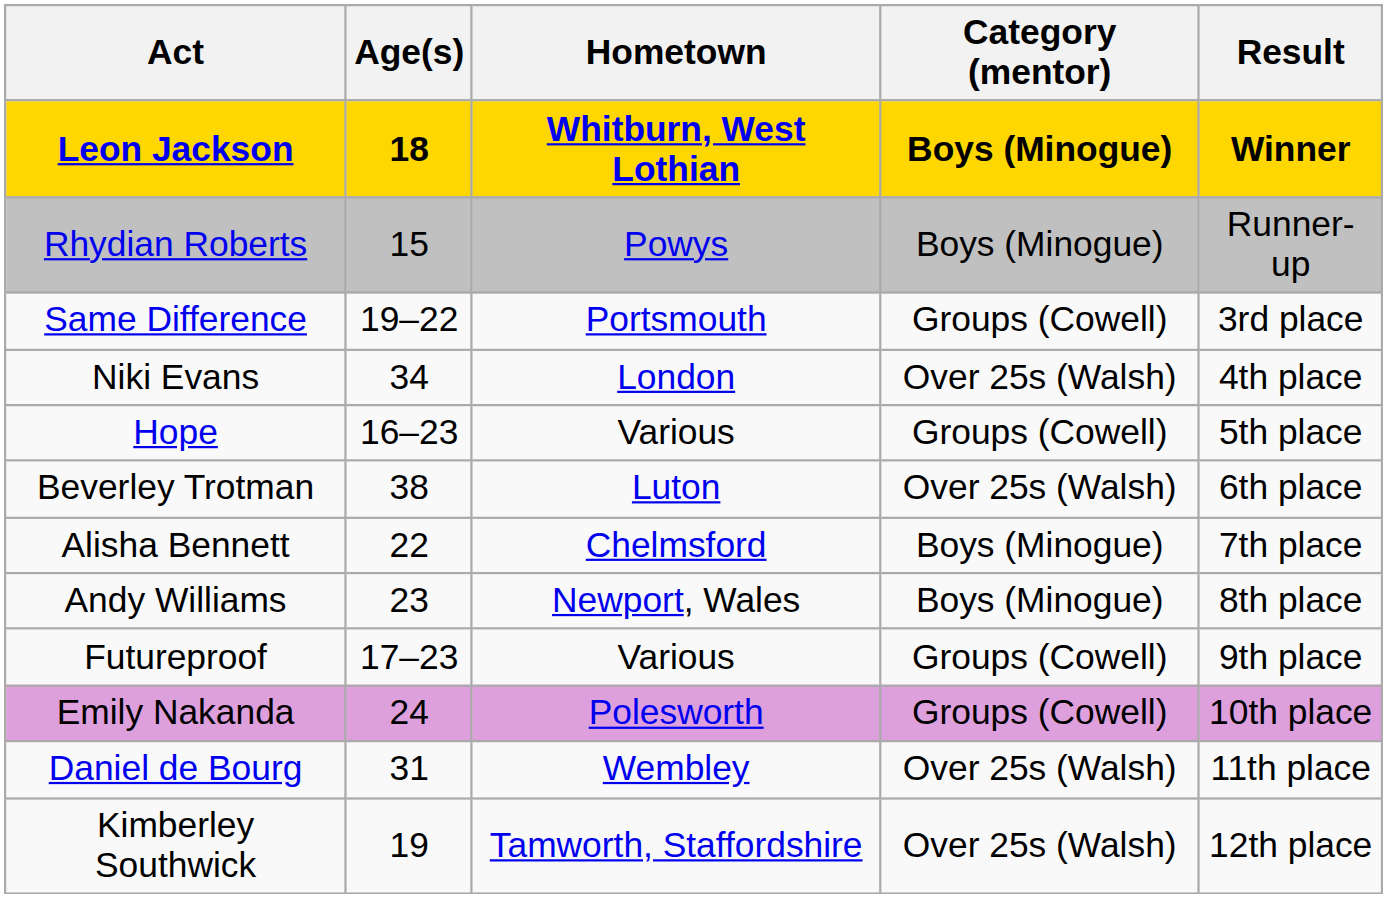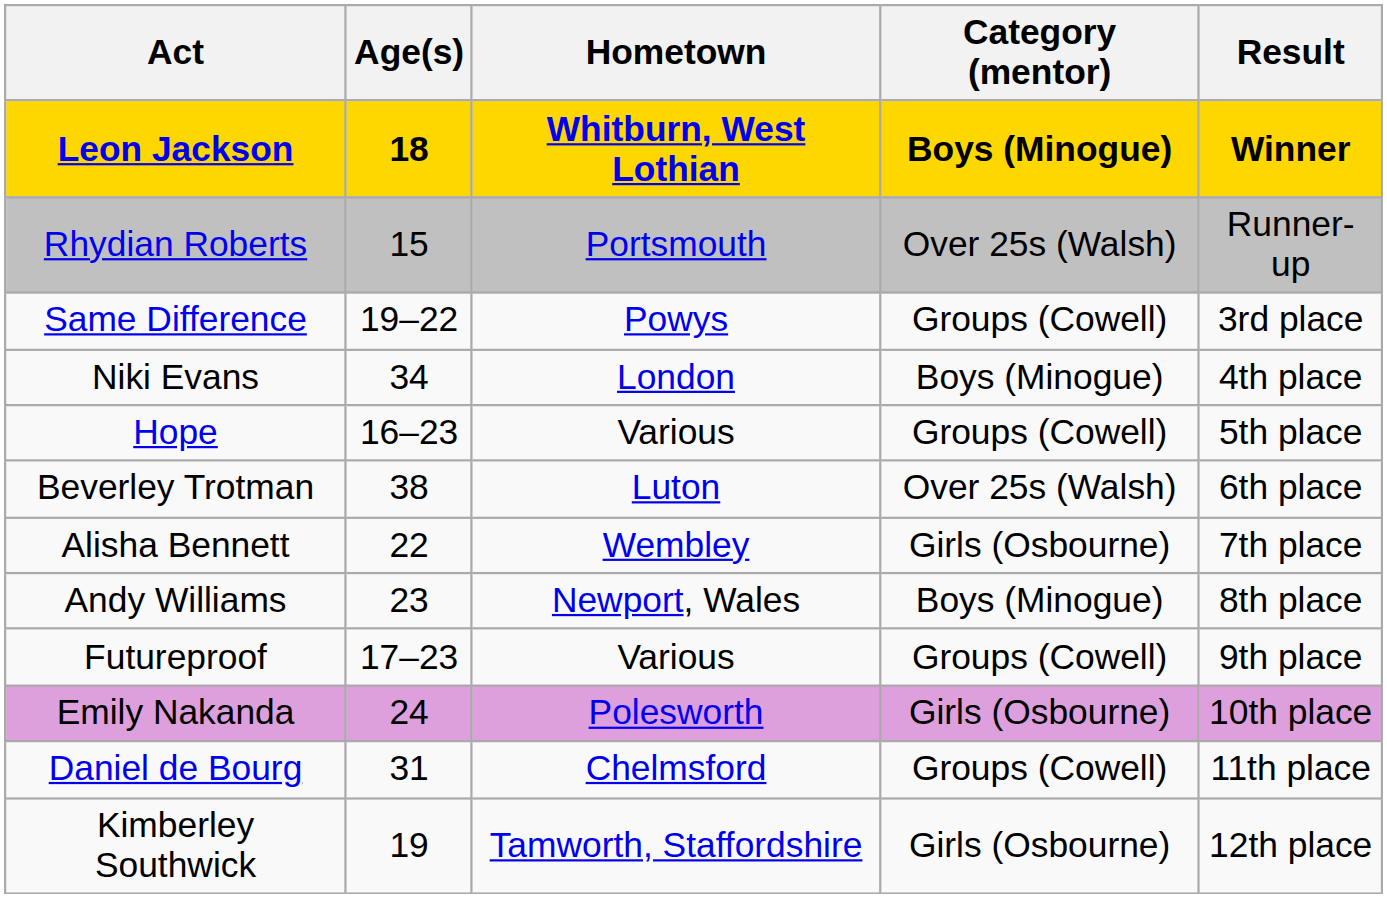(676, 244) Powys -> (676, 244) Portsmouth
(1040, 244) Boys (Minogue) -> (1040, 244) Over 25s (Walsh)
(676, 320) Portsmouth -> (676, 320) Powys
(1040, 376) Over 25s (Walsh) -> (1040, 376) Boys (Minogue)
(676, 544) Chelmsford -> (676, 544) Wembley
(1040, 544) Boys (Minogue) -> (1040, 544) Girls (Osbourne)
(1040, 712) Groups (Cowell) -> (1040, 712) Girls (Osbourne)
(676, 768) Wembley -> (676, 768) Chelmsford
(1040, 768) Over 25s (Walsh) -> (1040, 768) Groups (Cowell)
(1040, 844) Over 25s (Walsh) -> (1040, 844) Girls (Osbourne)
